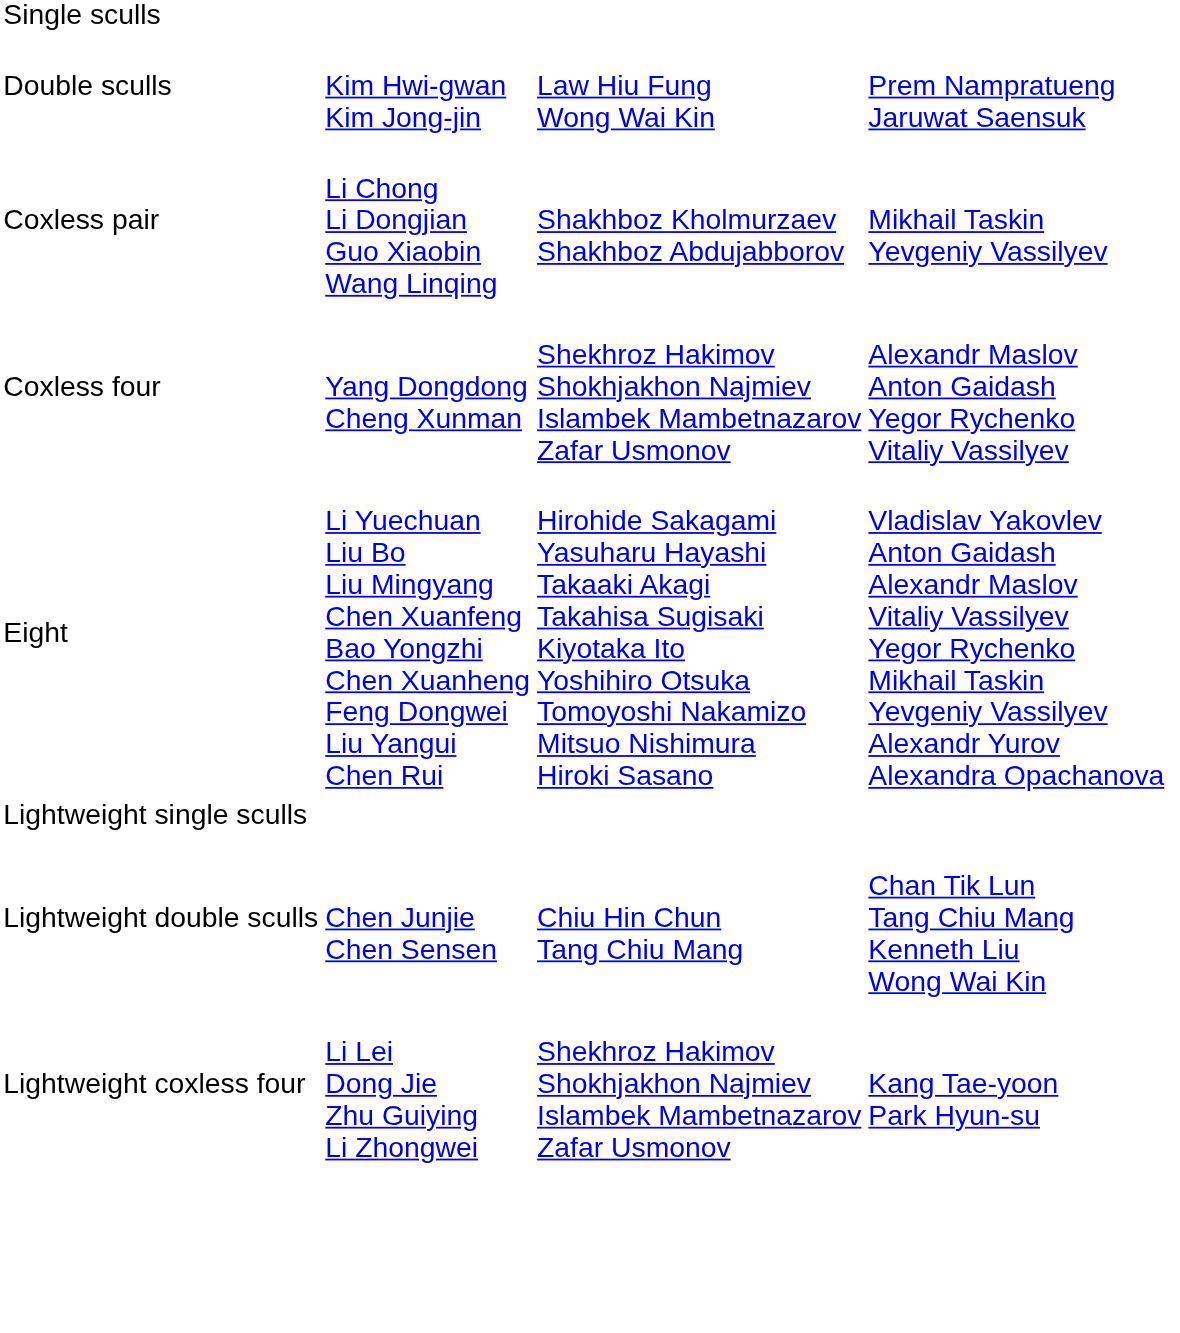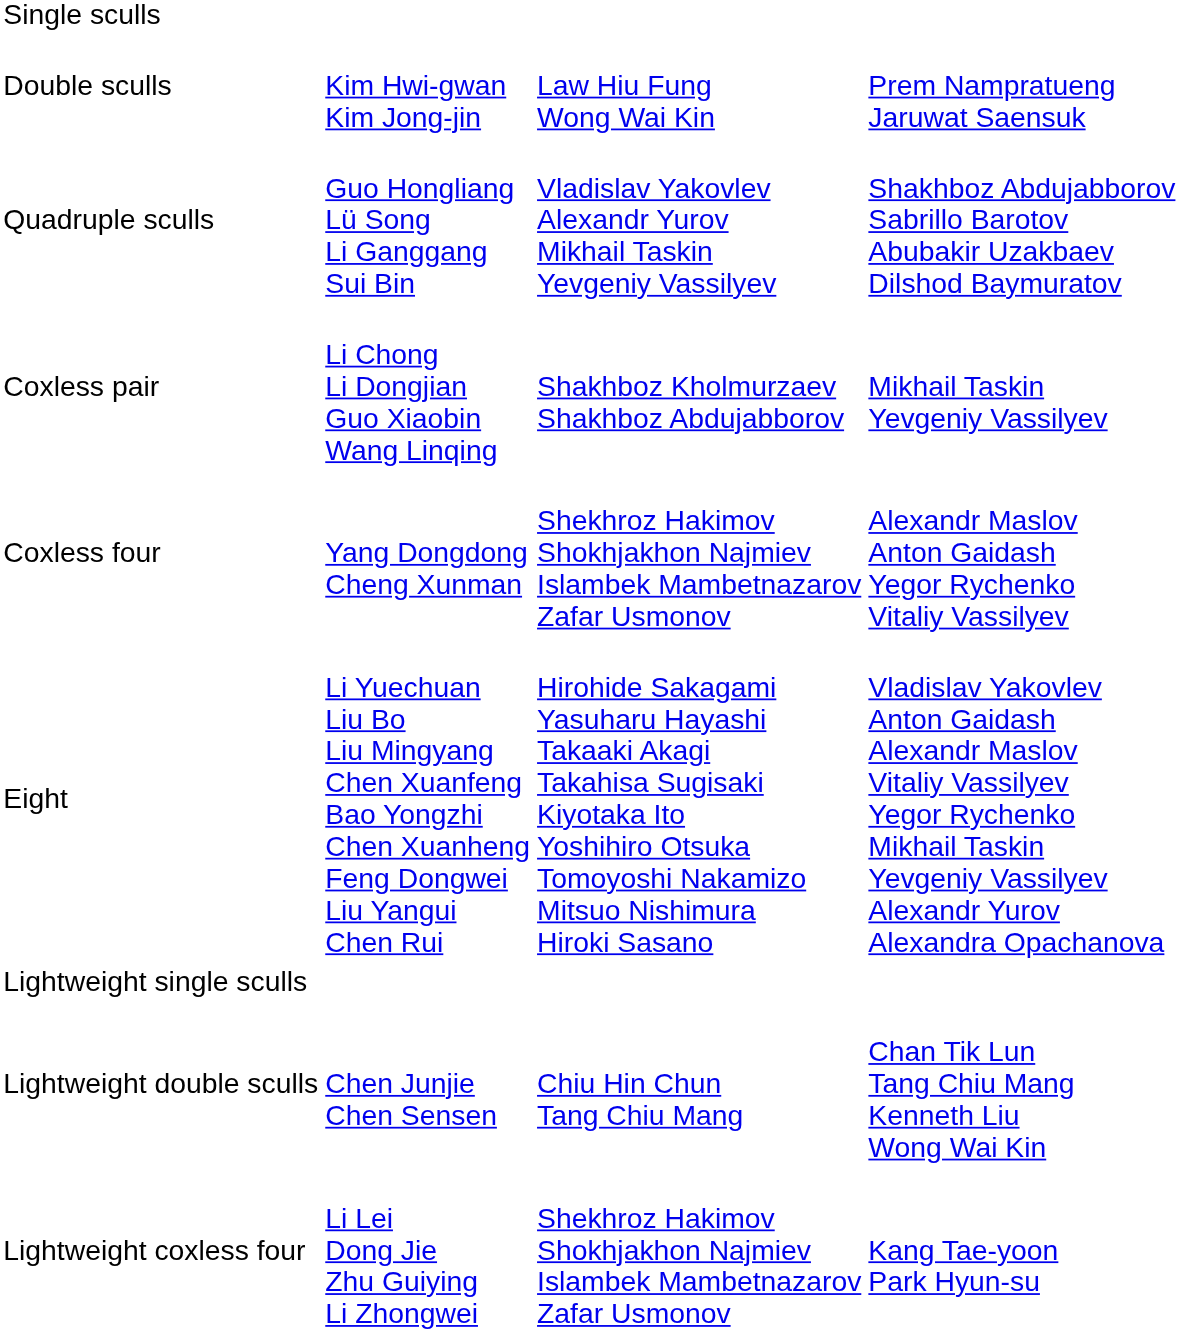+ row: (109, 220)
